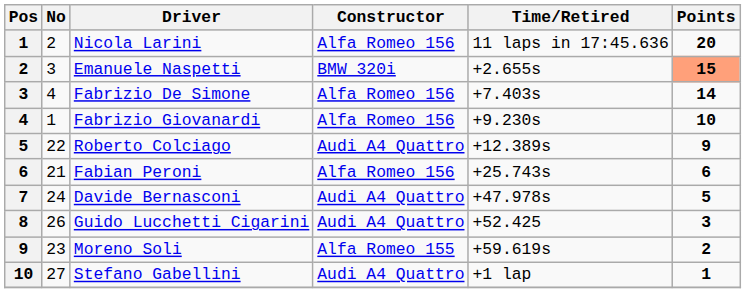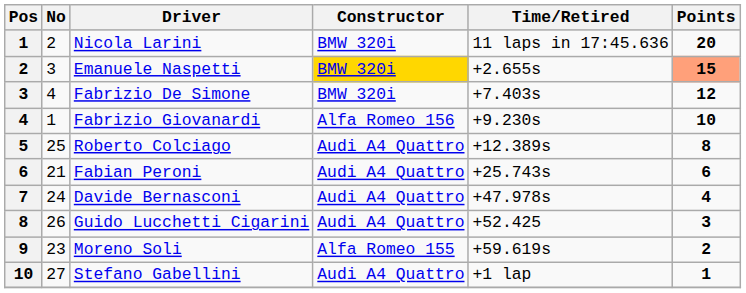(386, 43) Alfa Romeo 156 -> (357, 43) BMW 320i
(357, 69) no background -> (357, 69) gold background
(386, 95) Alfa Romeo 156 -> (357, 95) BMW 320i
(706, 95) 14 -> (706, 95) 12
(56, 146) 22 -> (56, 146) 25
(706, 146) 9 -> (706, 146) 8
(386, 172) Alfa Romeo 156 -> (391, 172) Audi A4 Quattro
(706, 198) 5 -> (706, 198) 4
